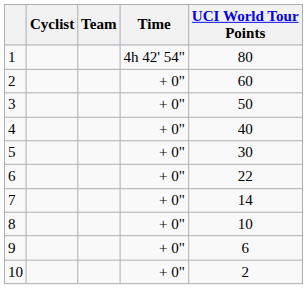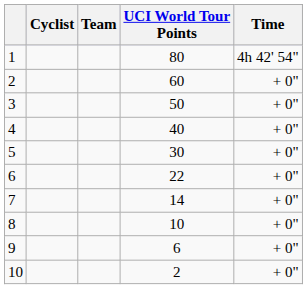columns swapped: (154, 24) <-> (245, 24)
